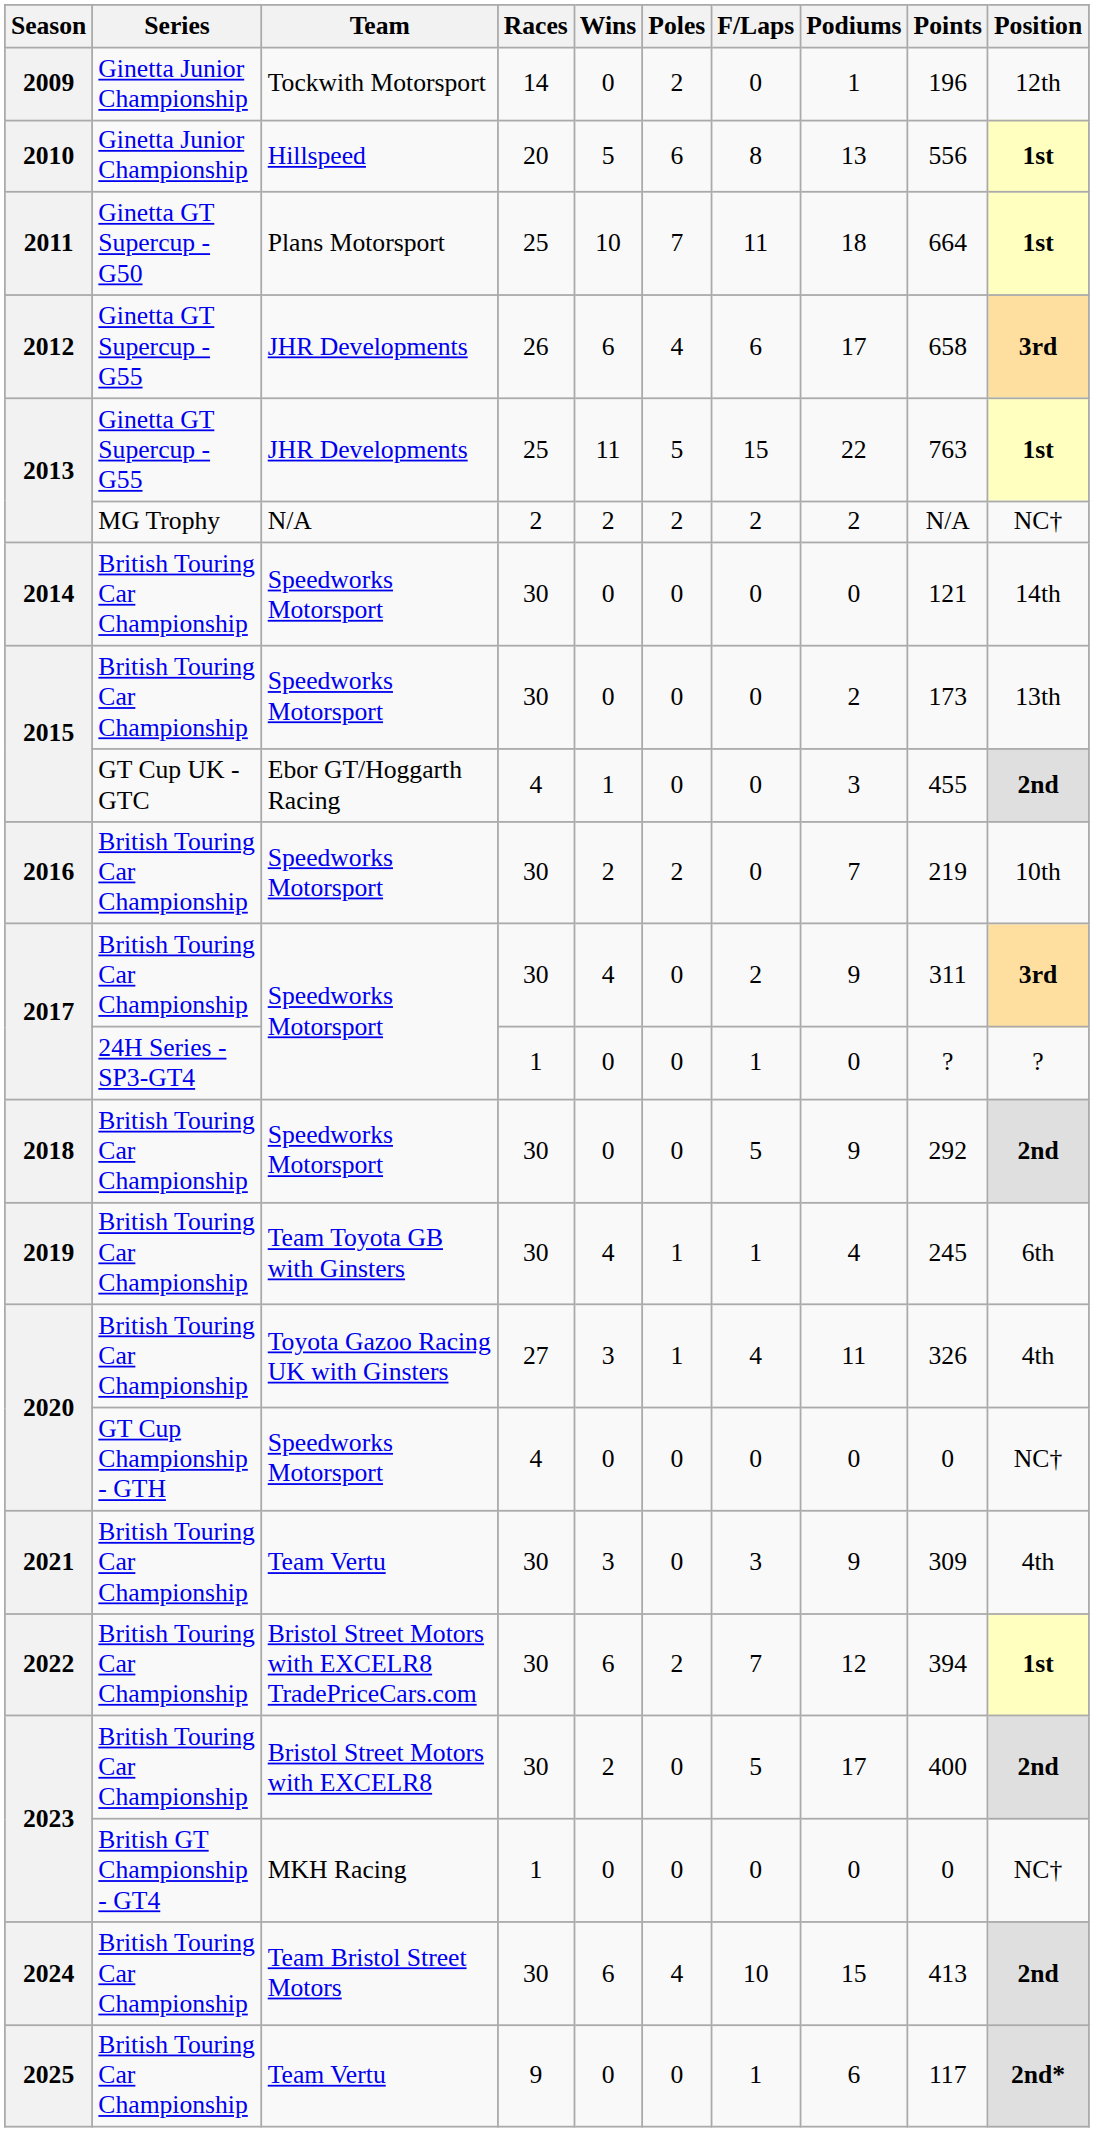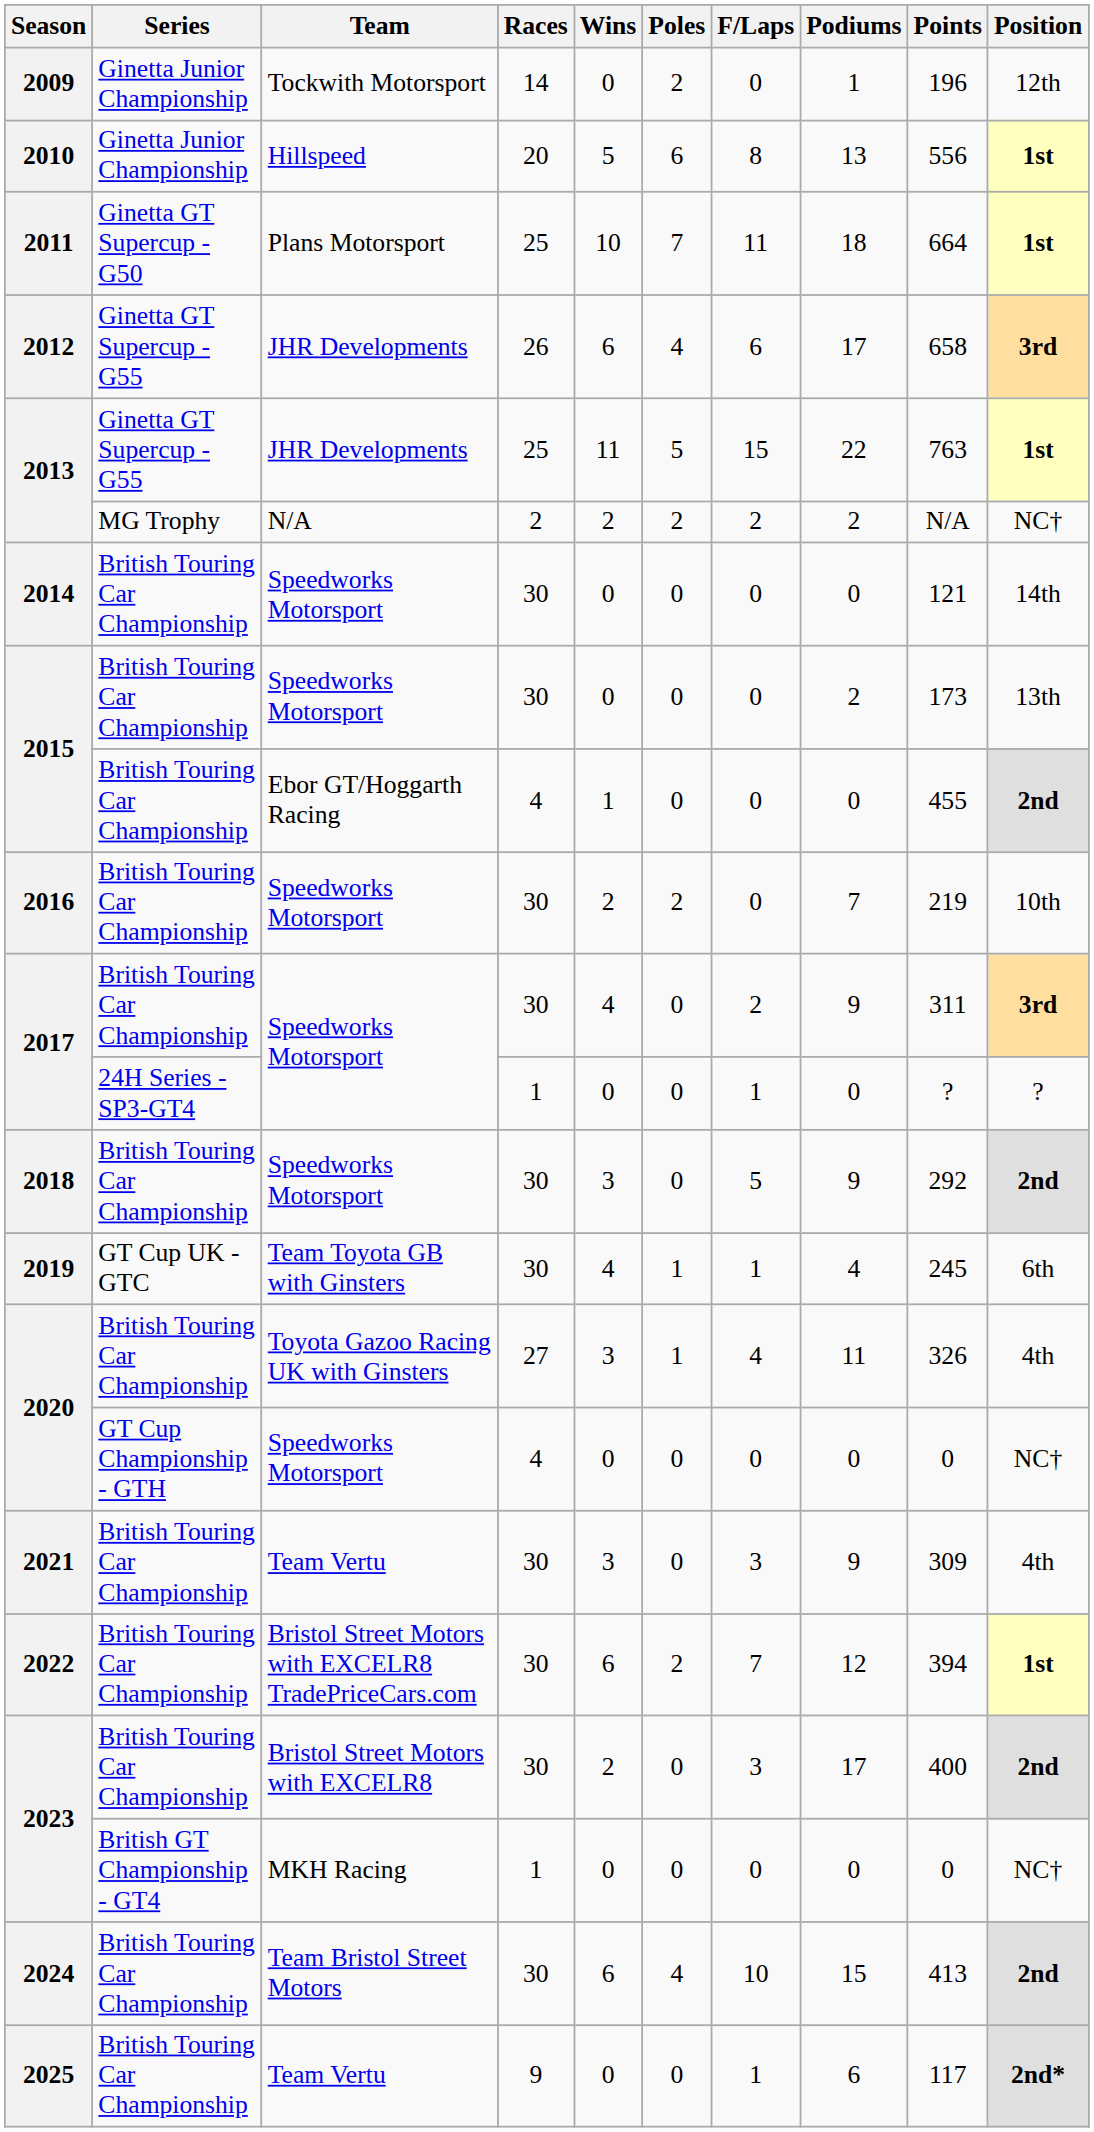(169, 784) GT Cup UK - GTC -> (177, 799) British Touring Car Championship
(854, 784) 3 -> (854, 799) 0
(608, 1150) 0 -> (608, 1180) 3
(177, 1253) British Touring Car Championship -> (169, 1268) GT Cup UK - GTC
(756, 1767) 5 -> (756, 1767) 3
